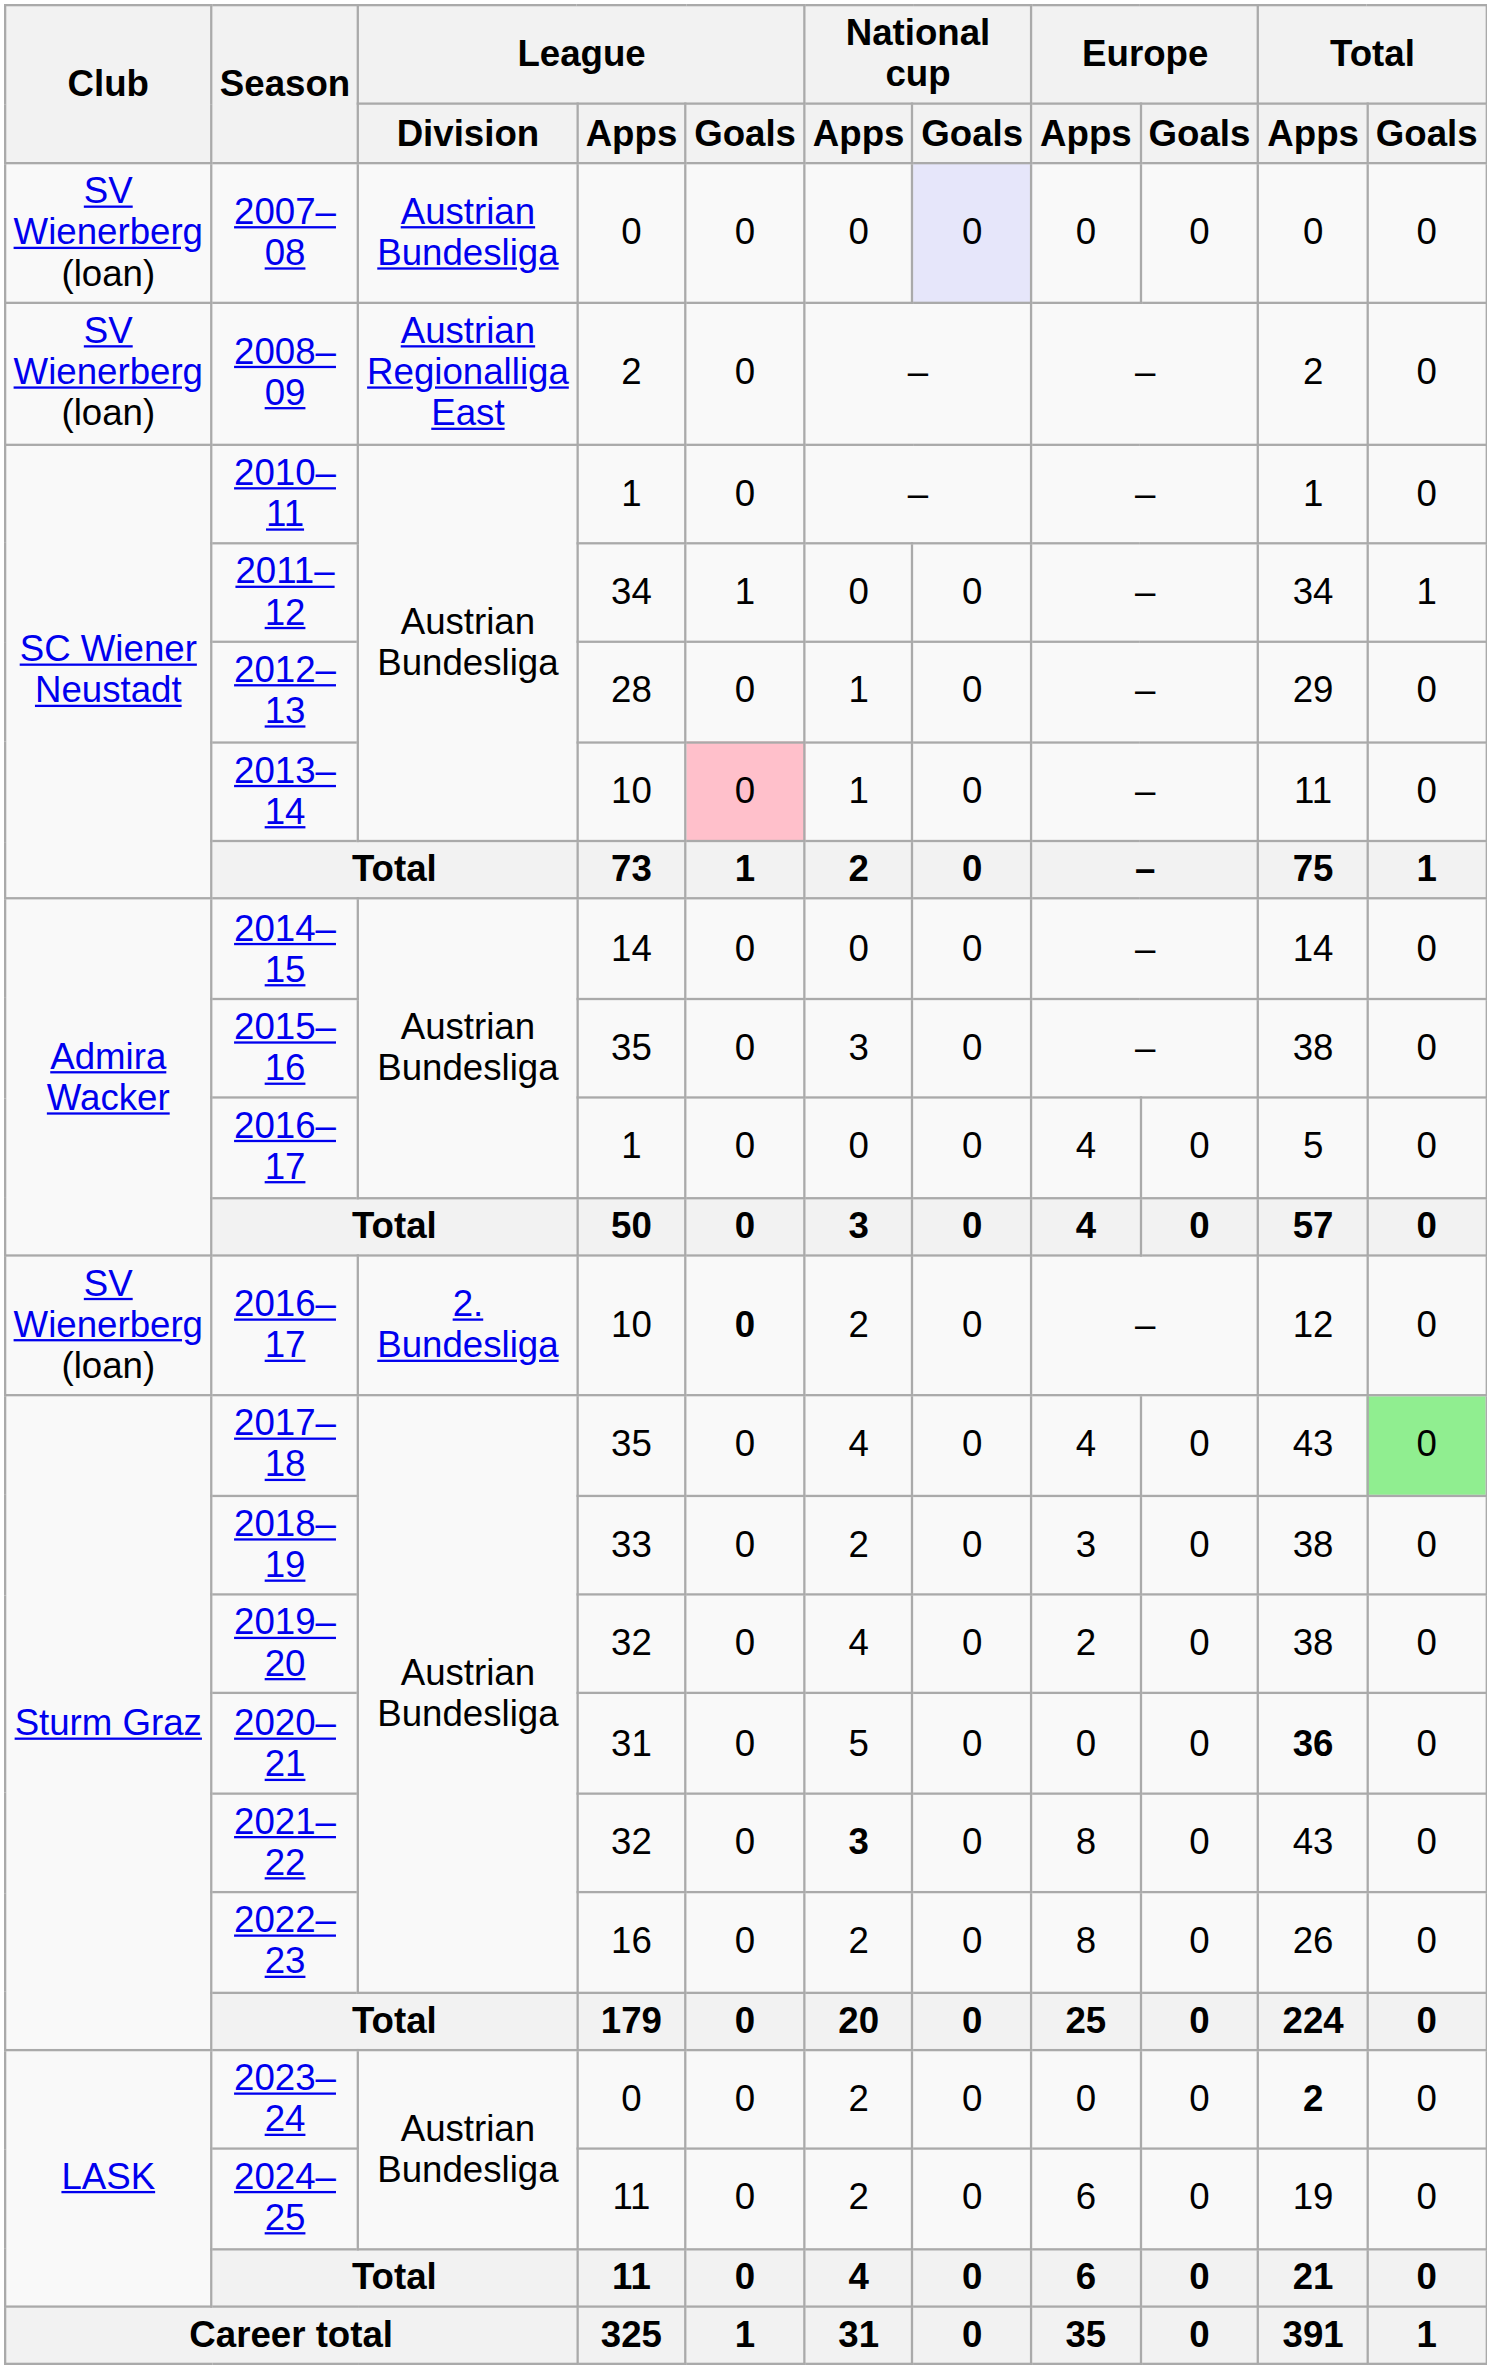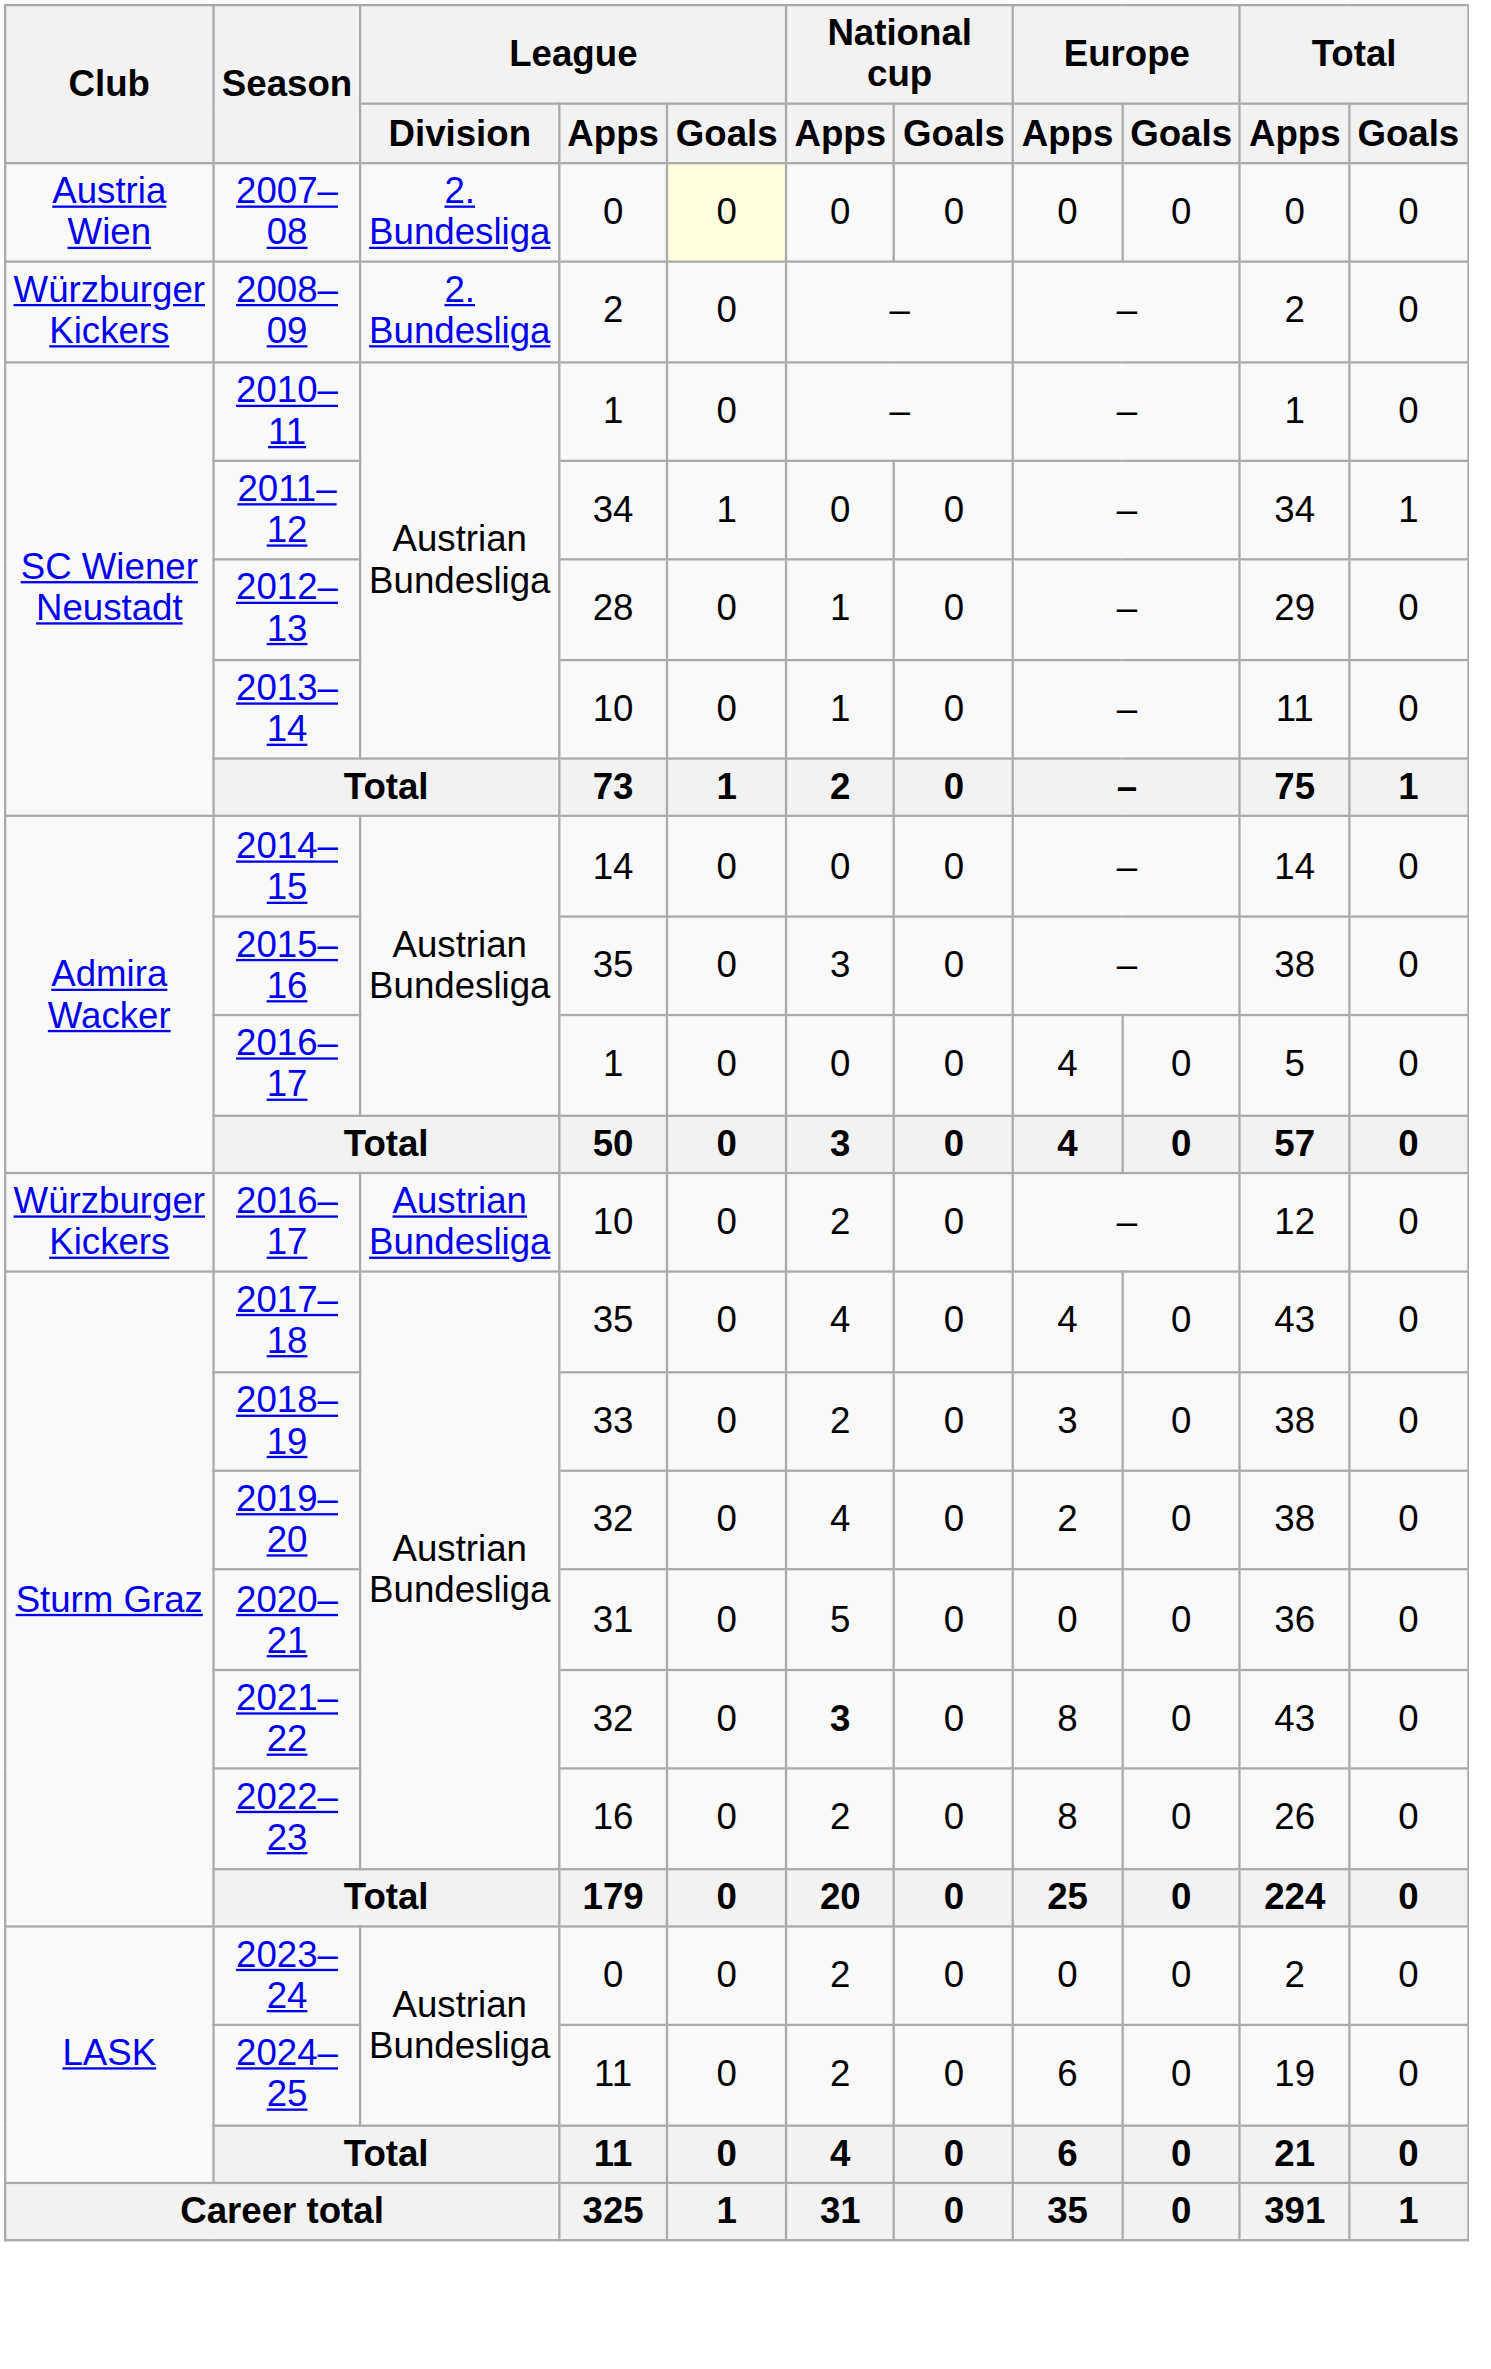(108, 232) SV Wienerberg (loan) -> (109, 211) Austria Wien
(468, 232) Austrian Bundesliga -> (460, 211) 2. Bundesliga
(745, 232) no background -> (727, 211) lightyellow background
(972, 232) lavender background -> (954, 211) no background
(108, 372) SV Wienerberg (loan) -> (109, 310) Würzburger Kickers
(468, 372) Austrian Regionalliga East -> (460, 310) 2. Bundesliga
(745, 790) pink background -> (727, 708) no background
(108, 1324) SV Wienerberg (loan) -> (109, 1221) Würzburger Kickers
(468, 1324) 2. Bundesliga -> (460, 1221) Austrian Bundesliga
(745, 1324) bold -> (727, 1221) normal
(1427, 1444) lightgreen background -> (1408, 1321) no background
(1313, 1742) bold -> (1295, 1619) normal
(1313, 2098) bold -> (1295, 1975) normal
